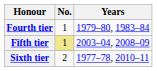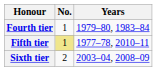(113, 43) 2003–04, 2008–09 -> (113, 43) 1977–78, 2010–11
(113, 58) 1977–78, 2010–11 -> (113, 58) 2003–04, 2008–09
